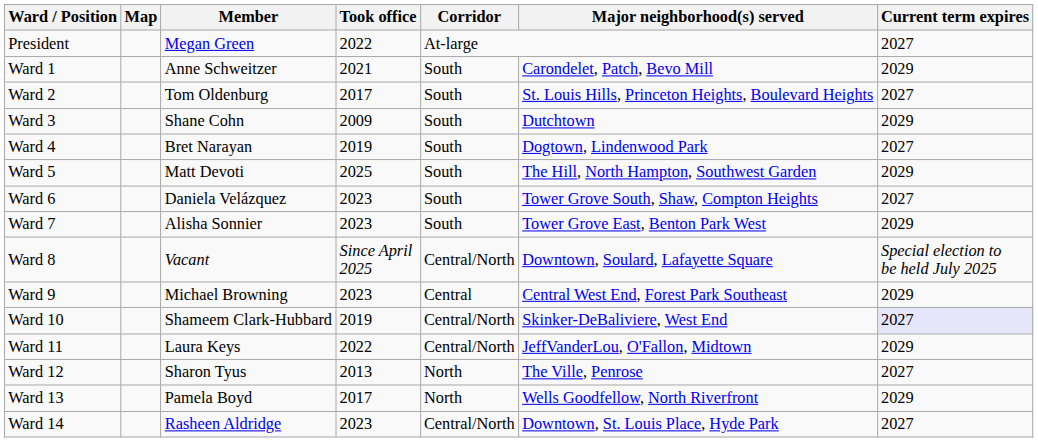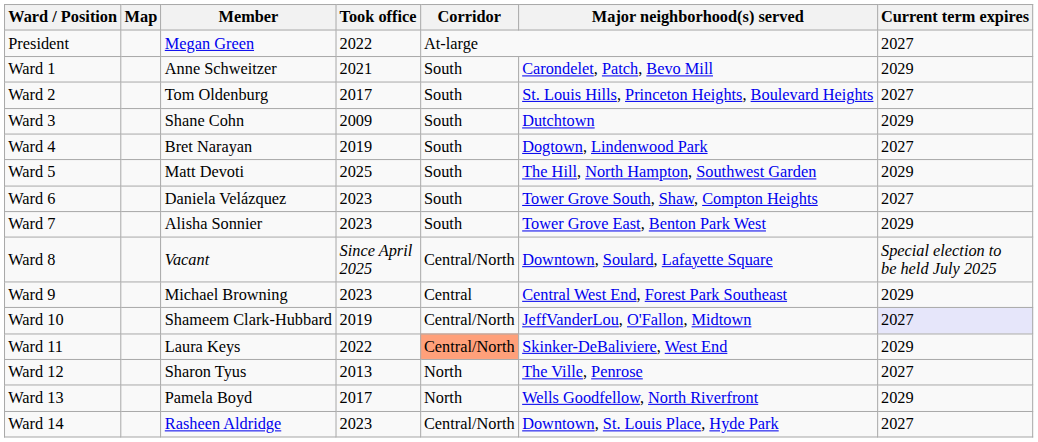(625, 320) Skinker-DeBaliviere, West End -> (637, 320) JeffVanderLou, O'Fallon, Midtown
(469, 346) no background -> (469, 346) lightsalmon background
(637, 346) JeffVanderLou, O'Fallon, Midtown -> (625, 346) Skinker-DeBaliviere, West End
